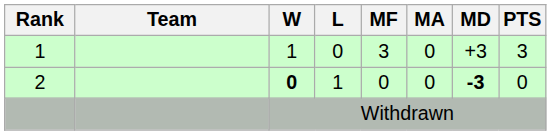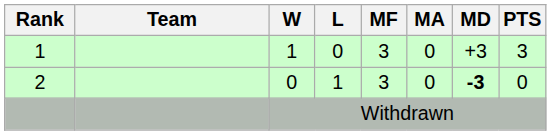(292, 82) bold -> (292, 82) normal
(384, 82) 0 -> (384, 82) 3
